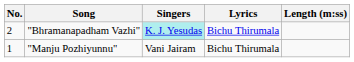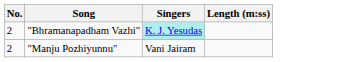- column: (243, 13)
(9, 48) 1 -> (9, 48) 2
